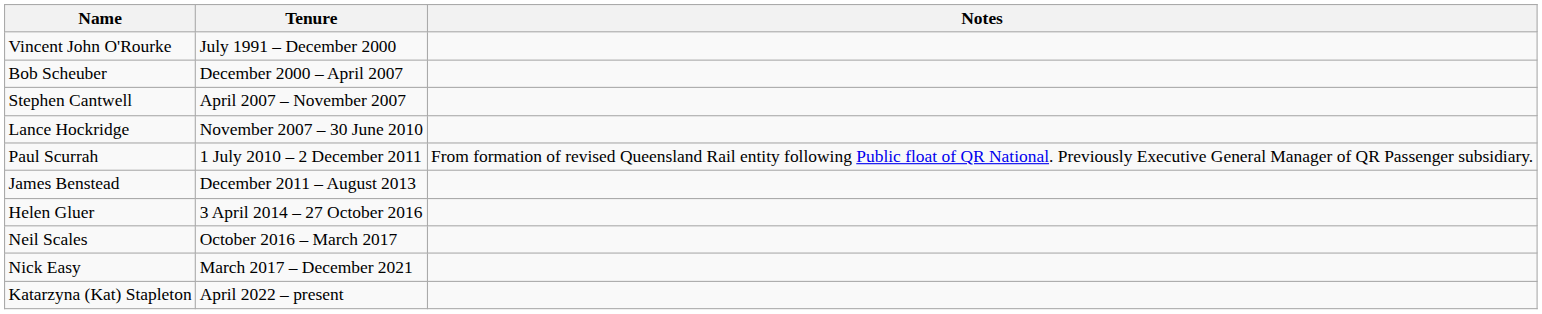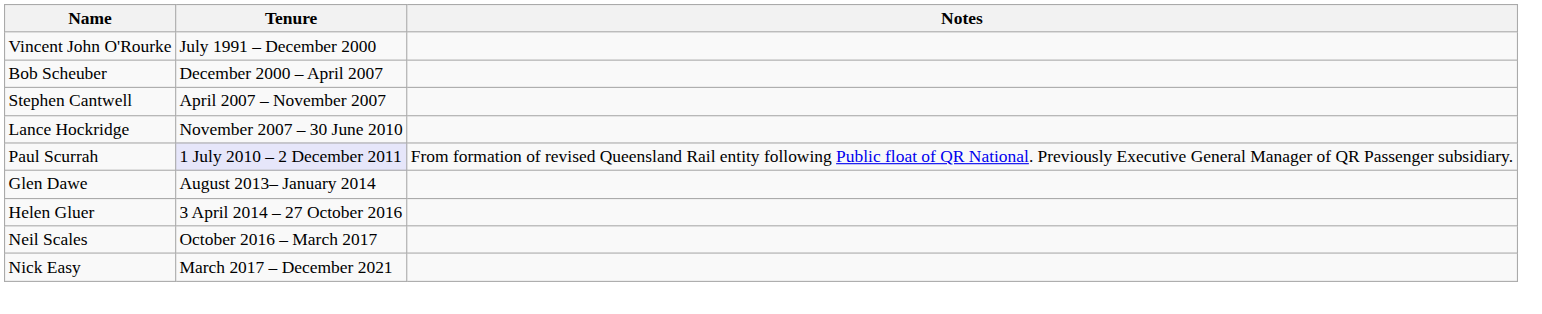(311, 156) no background -> (291, 156) lavender background
- row: (64, 184)
+ row: (48, 184)
- row: (100, 294)
